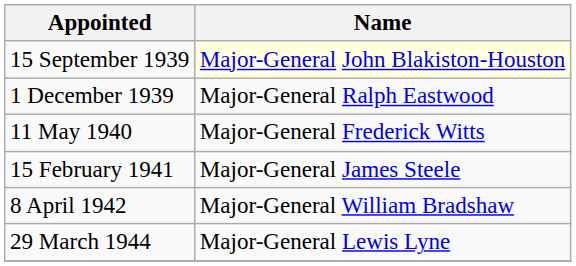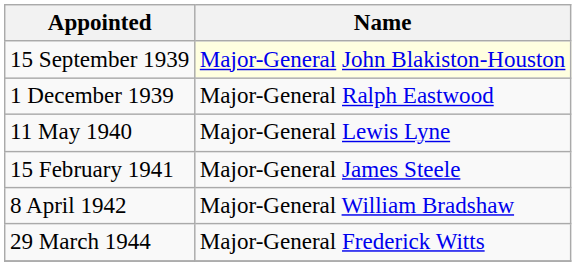(342, 132) Major-General Frederick Witts -> (325, 132) Major-General Lewis Lyne
(325, 242) Major-General Lewis Lyne -> (342, 242) Major-General Frederick Witts
